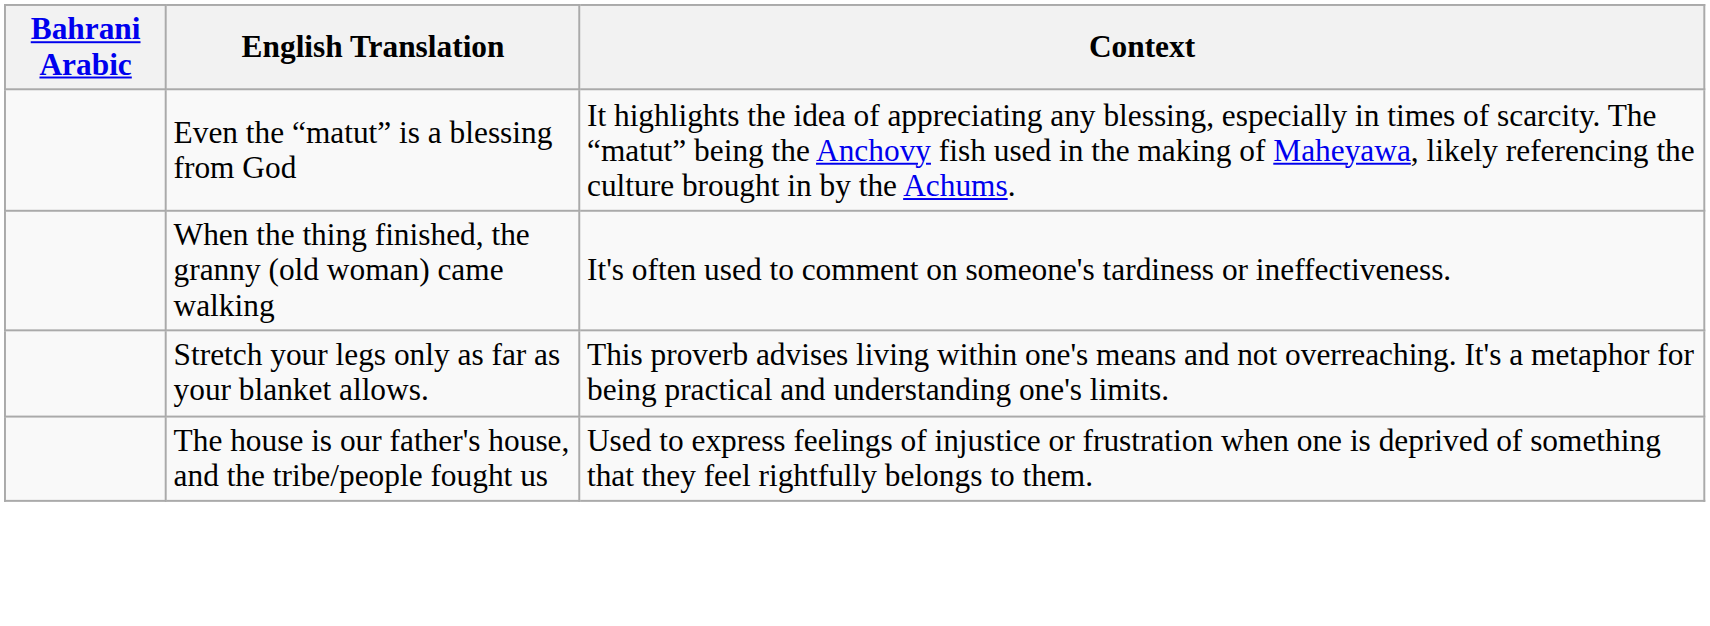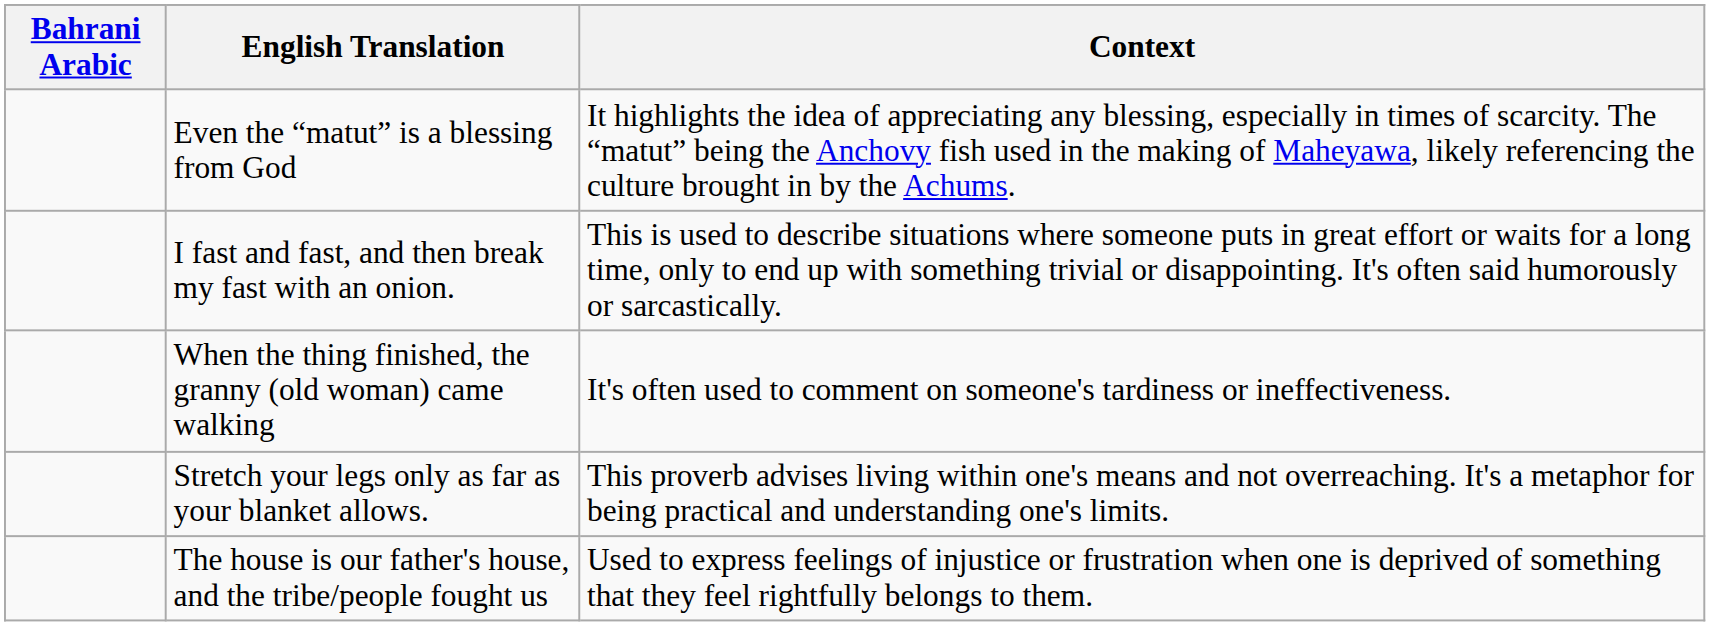+ row: (359, 269)
